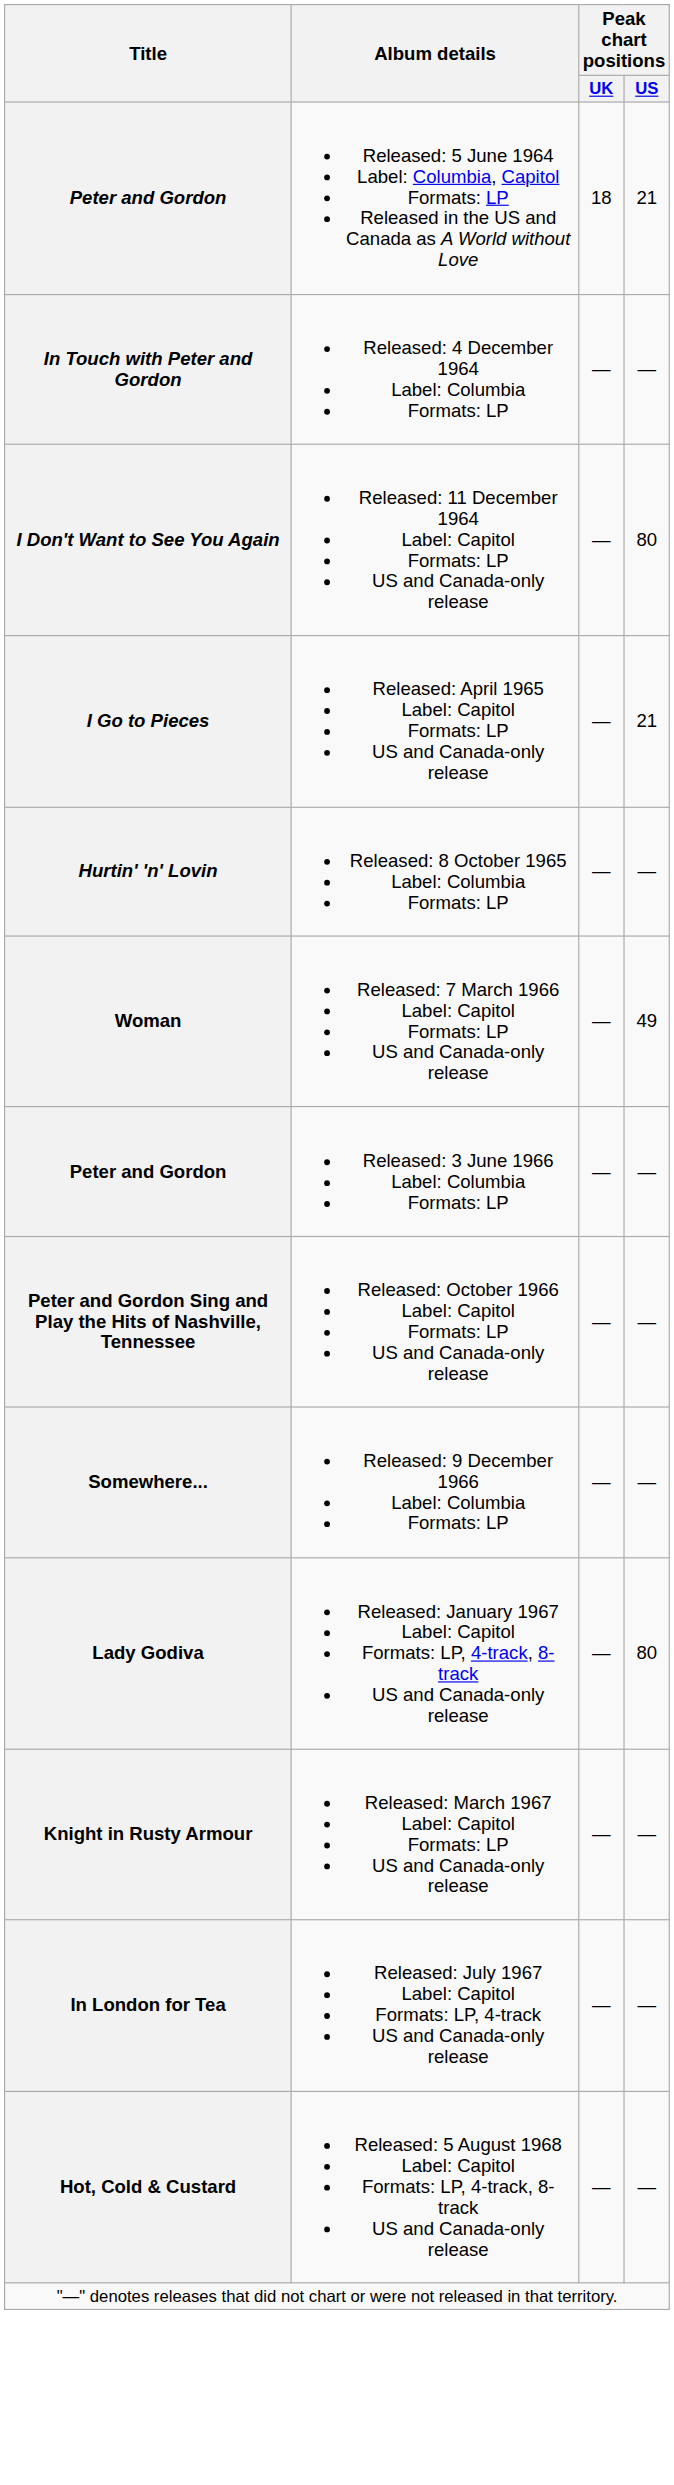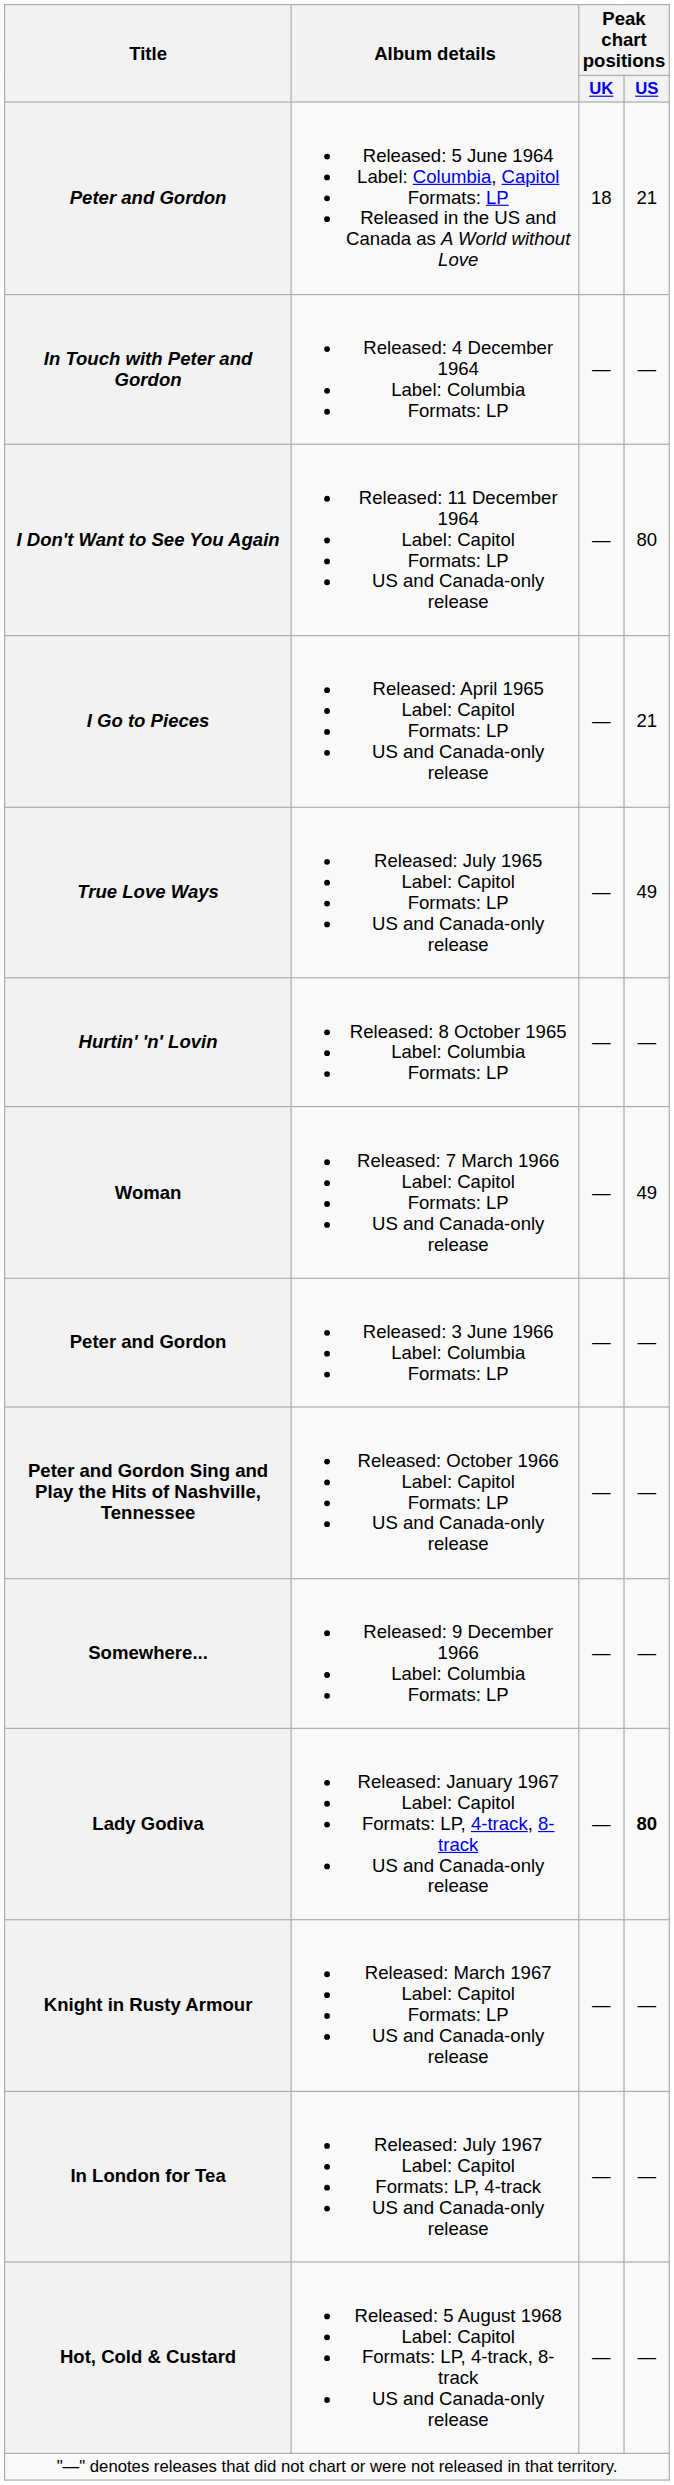+ row: (148, 892)
(647, 1653) normal -> (647, 1824) bold
